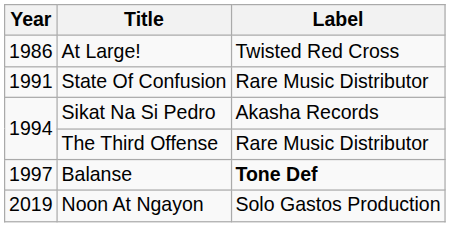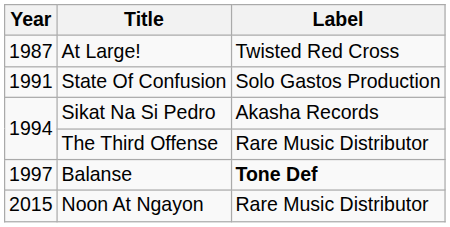(31, 50) 1986 -> (31, 50) 1987
(332, 81) Rare Music Distributor -> (338, 81) Solo Gastos Production
(31, 205) 2019 -> (31, 205) 2015
(338, 205) Solo Gastos Production -> (332, 205) Rare Music Distributor
